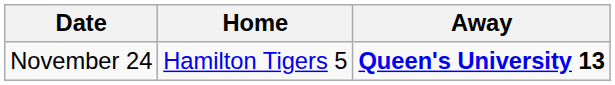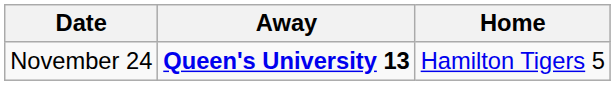columns swapped: (482, 23) <-> (255, 23)
